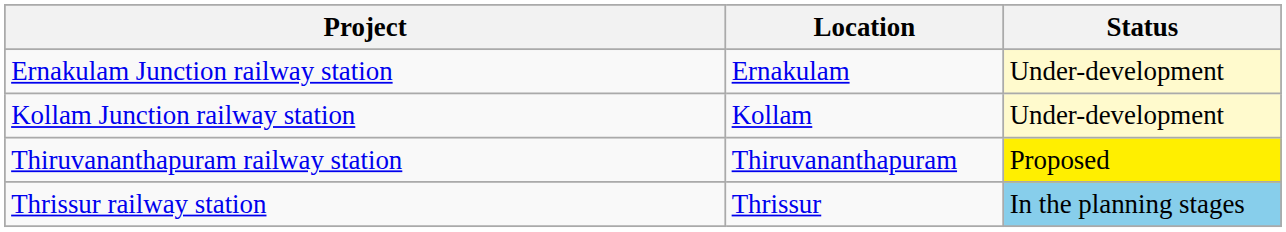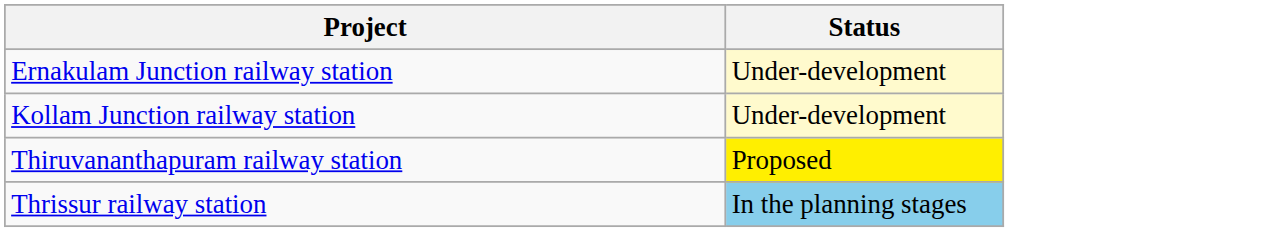- column: (864, 26)
